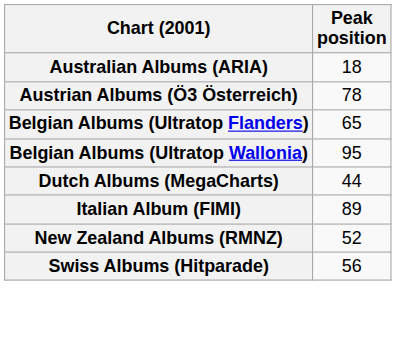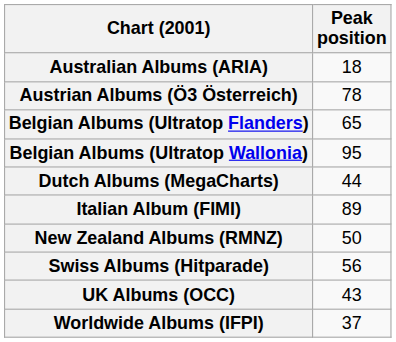(352, 237) 52 -> (352, 237) 50
+ row: (159, 294)
+ row: (159, 323)
